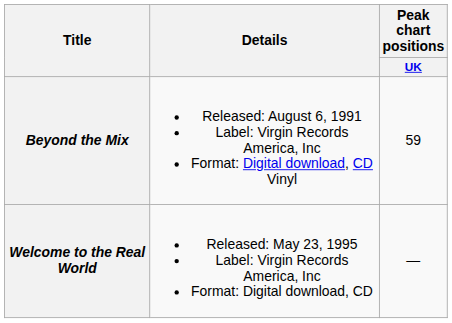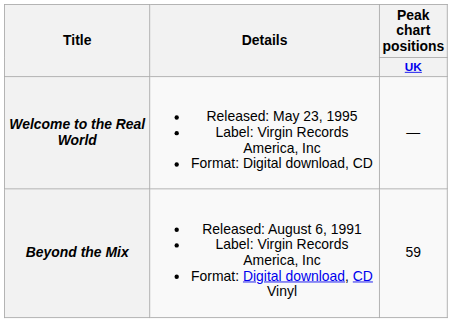rows swapped: (77, 140) <-> (77, 261)
